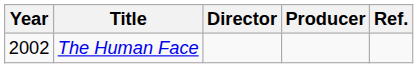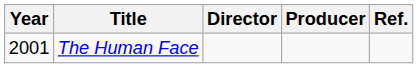(29, 47) 2002 -> (29, 47) 2001
